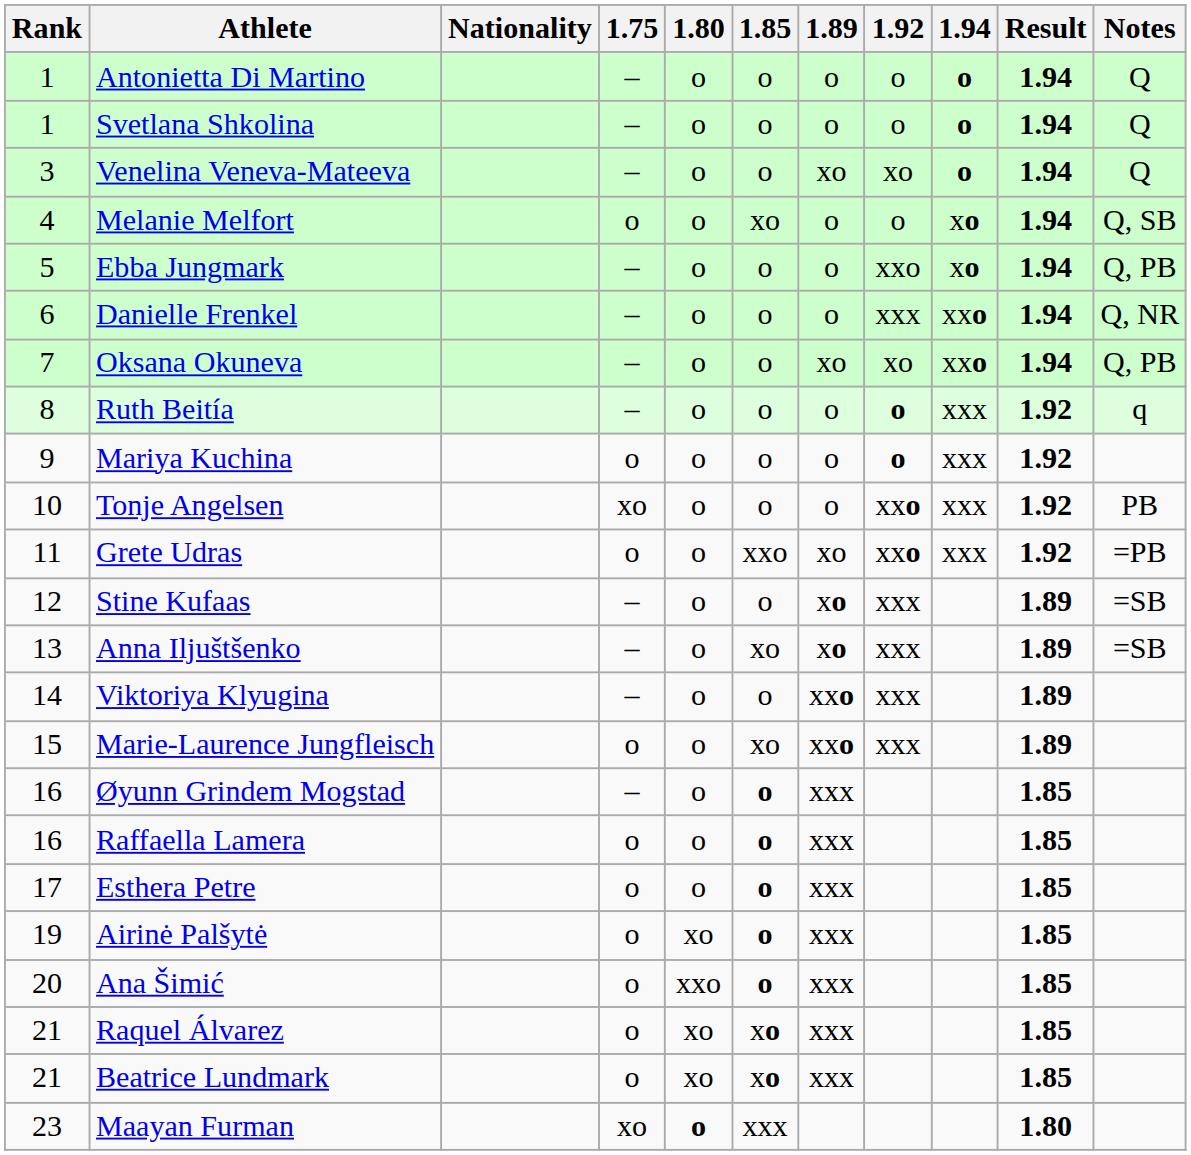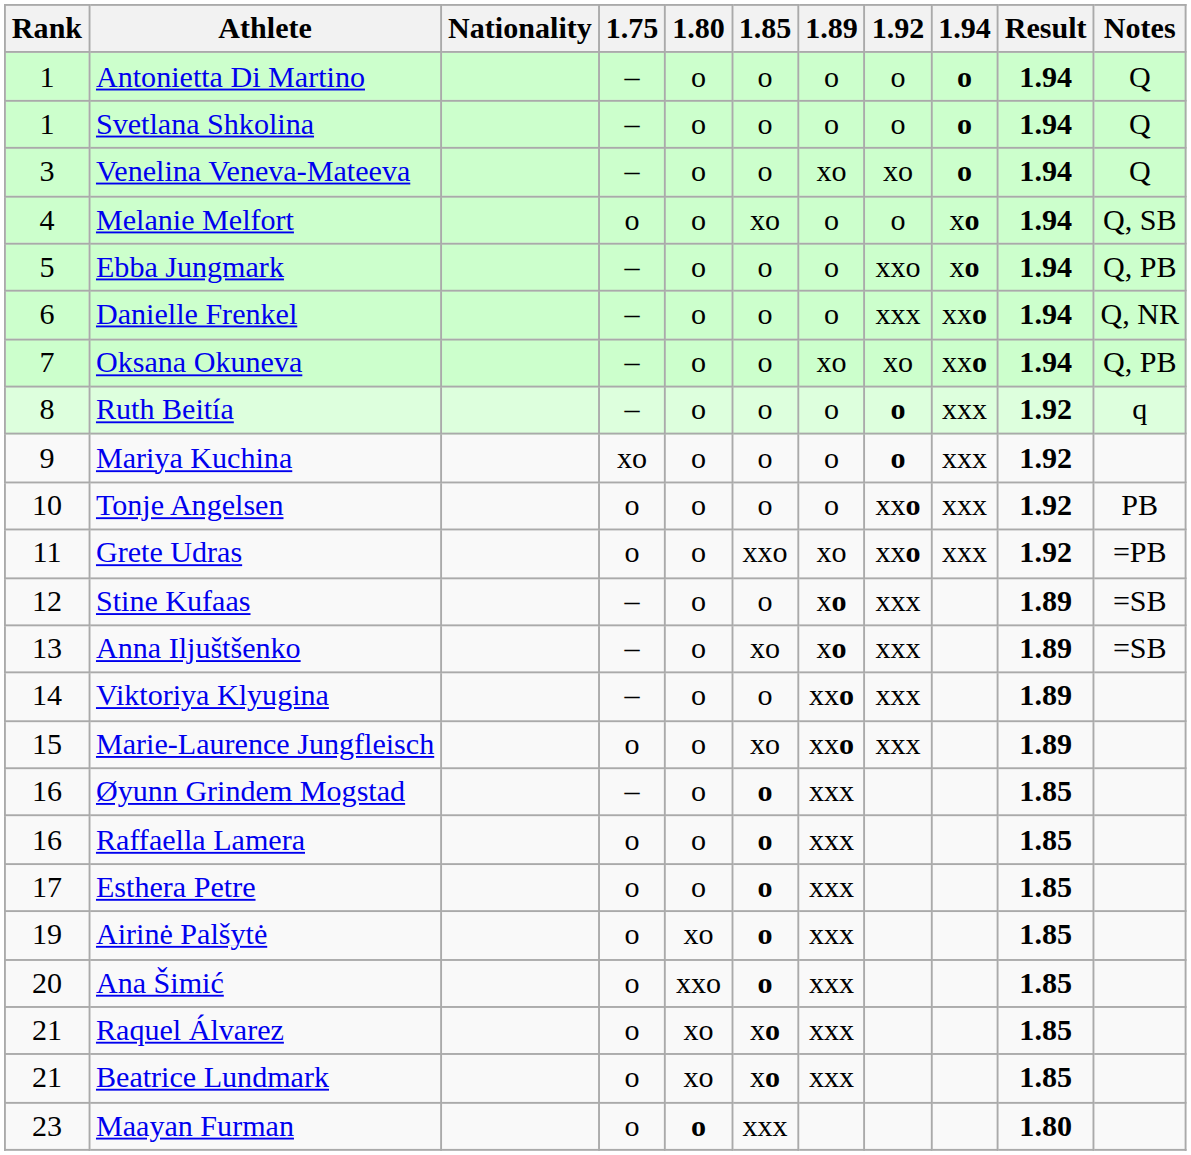(632, 457) o -> (632, 457) xo
(632, 505) xo -> (632, 505) o
(632, 1125) xo -> (632, 1125) o
